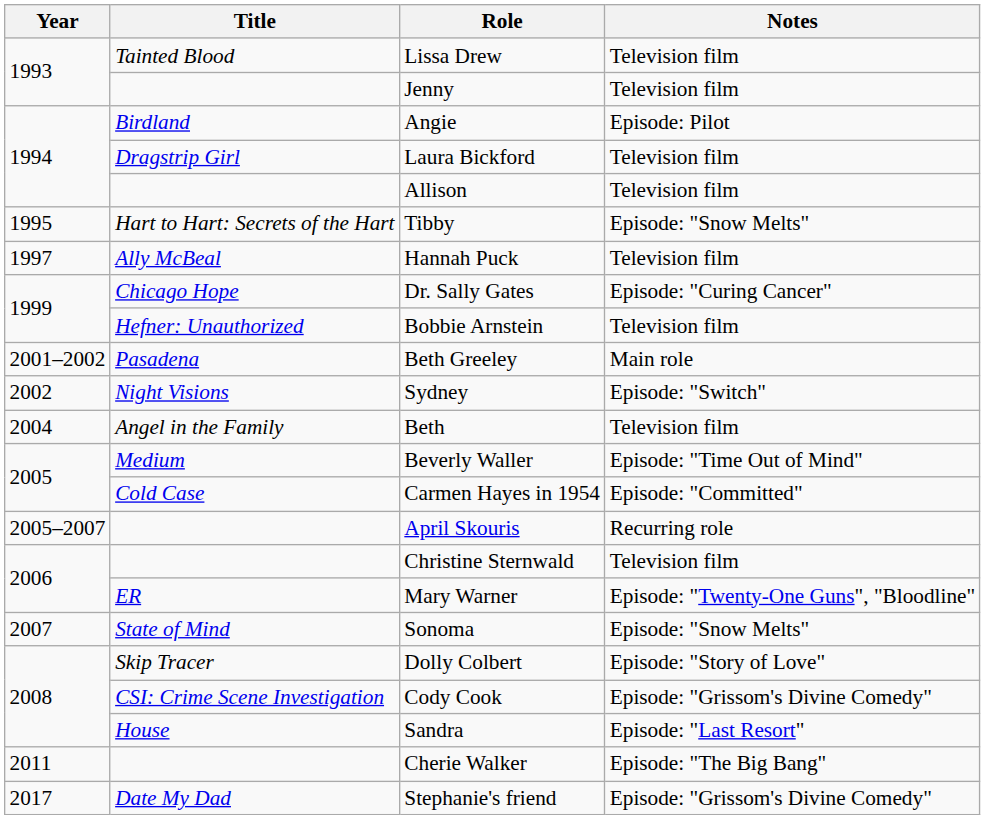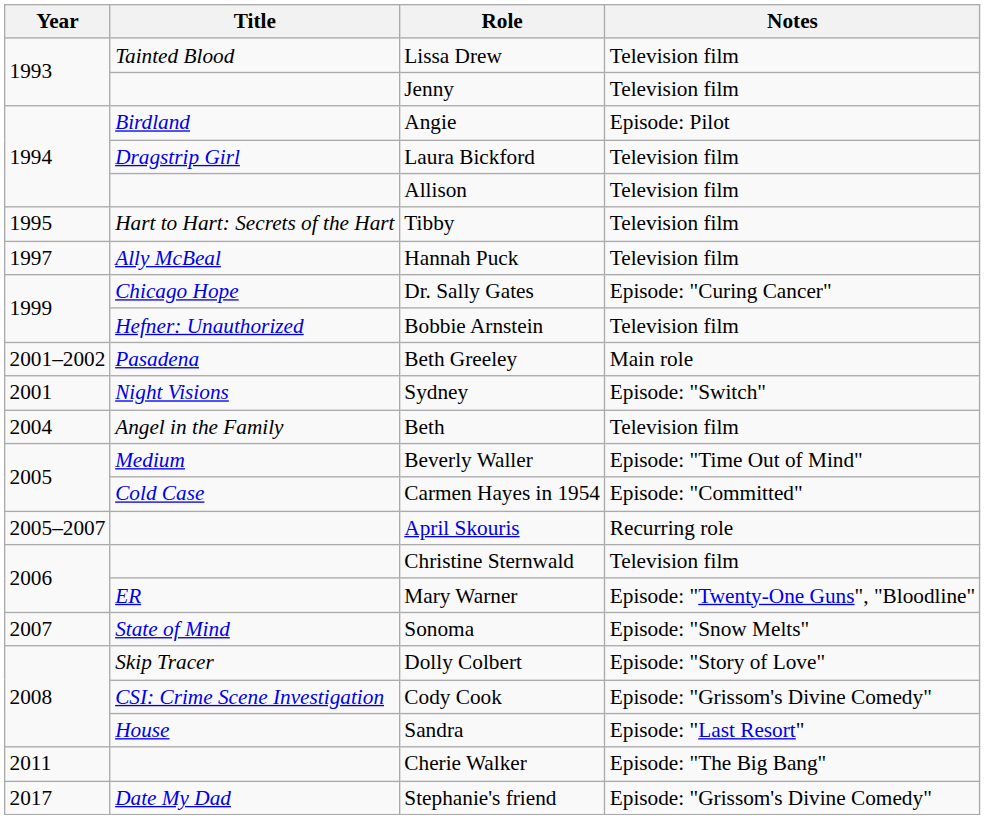(709, 223) Episode: "Snow Melts" -> (674, 223) Television film
(31, 392) 2002 -> (31, 392) 2001
